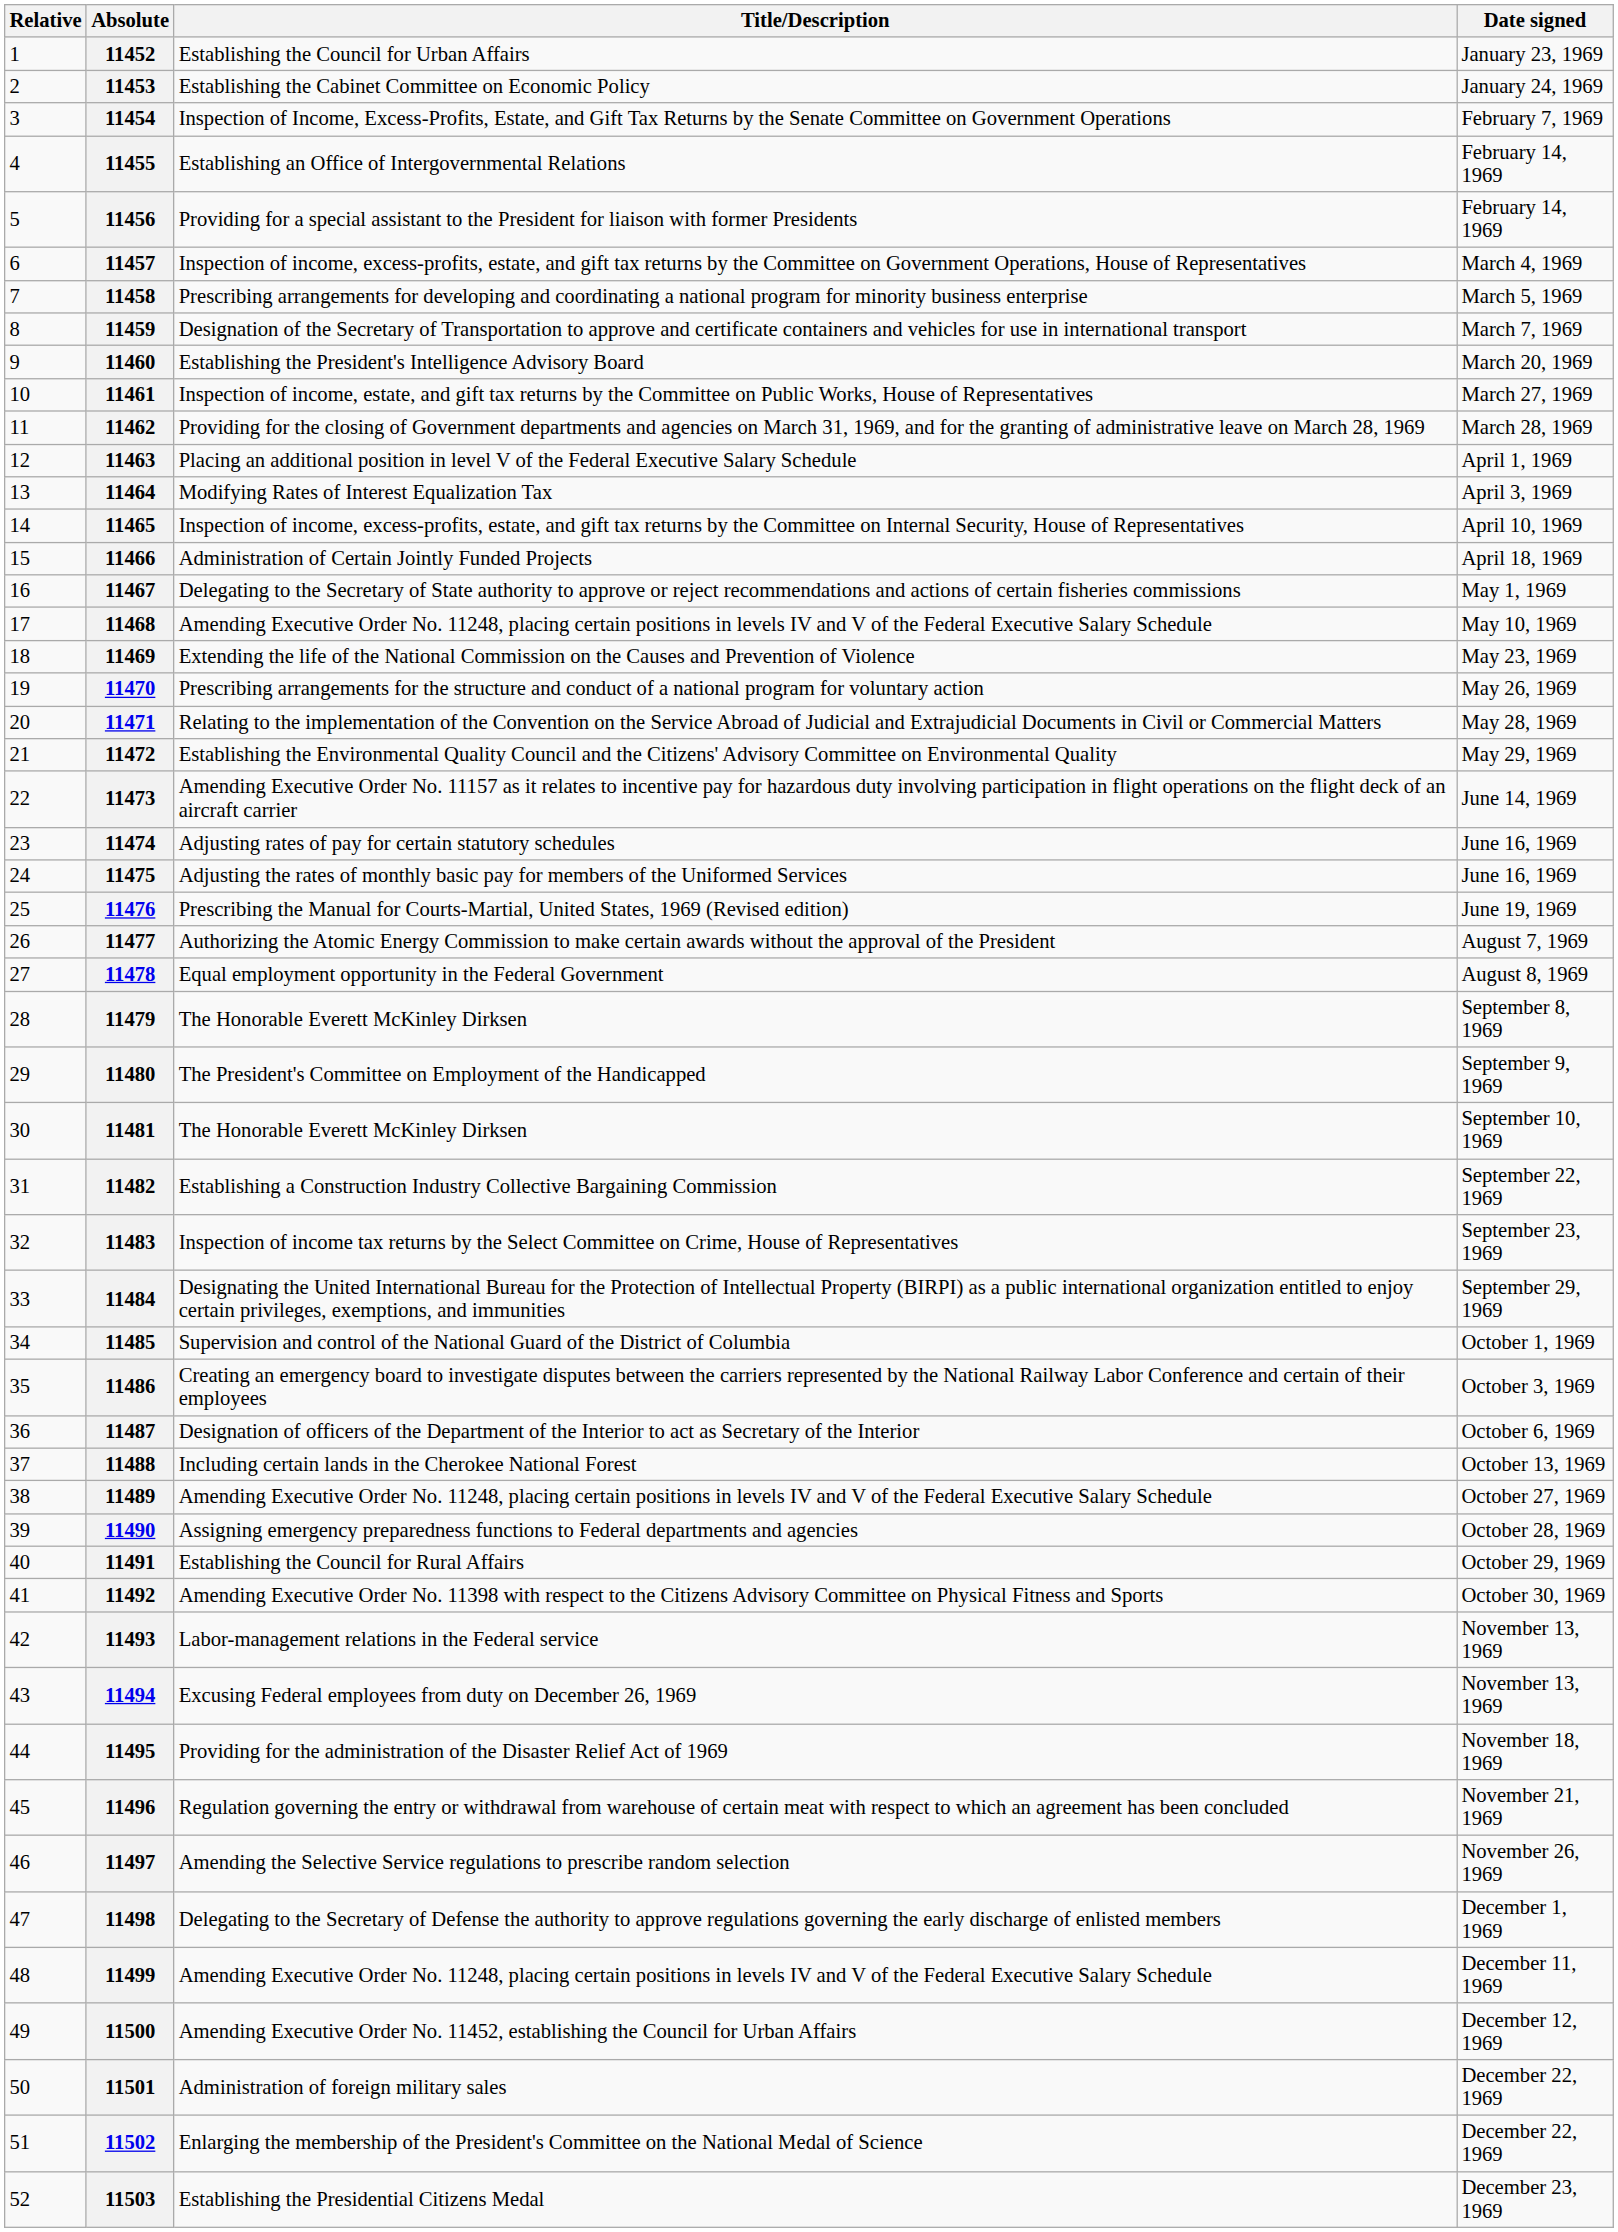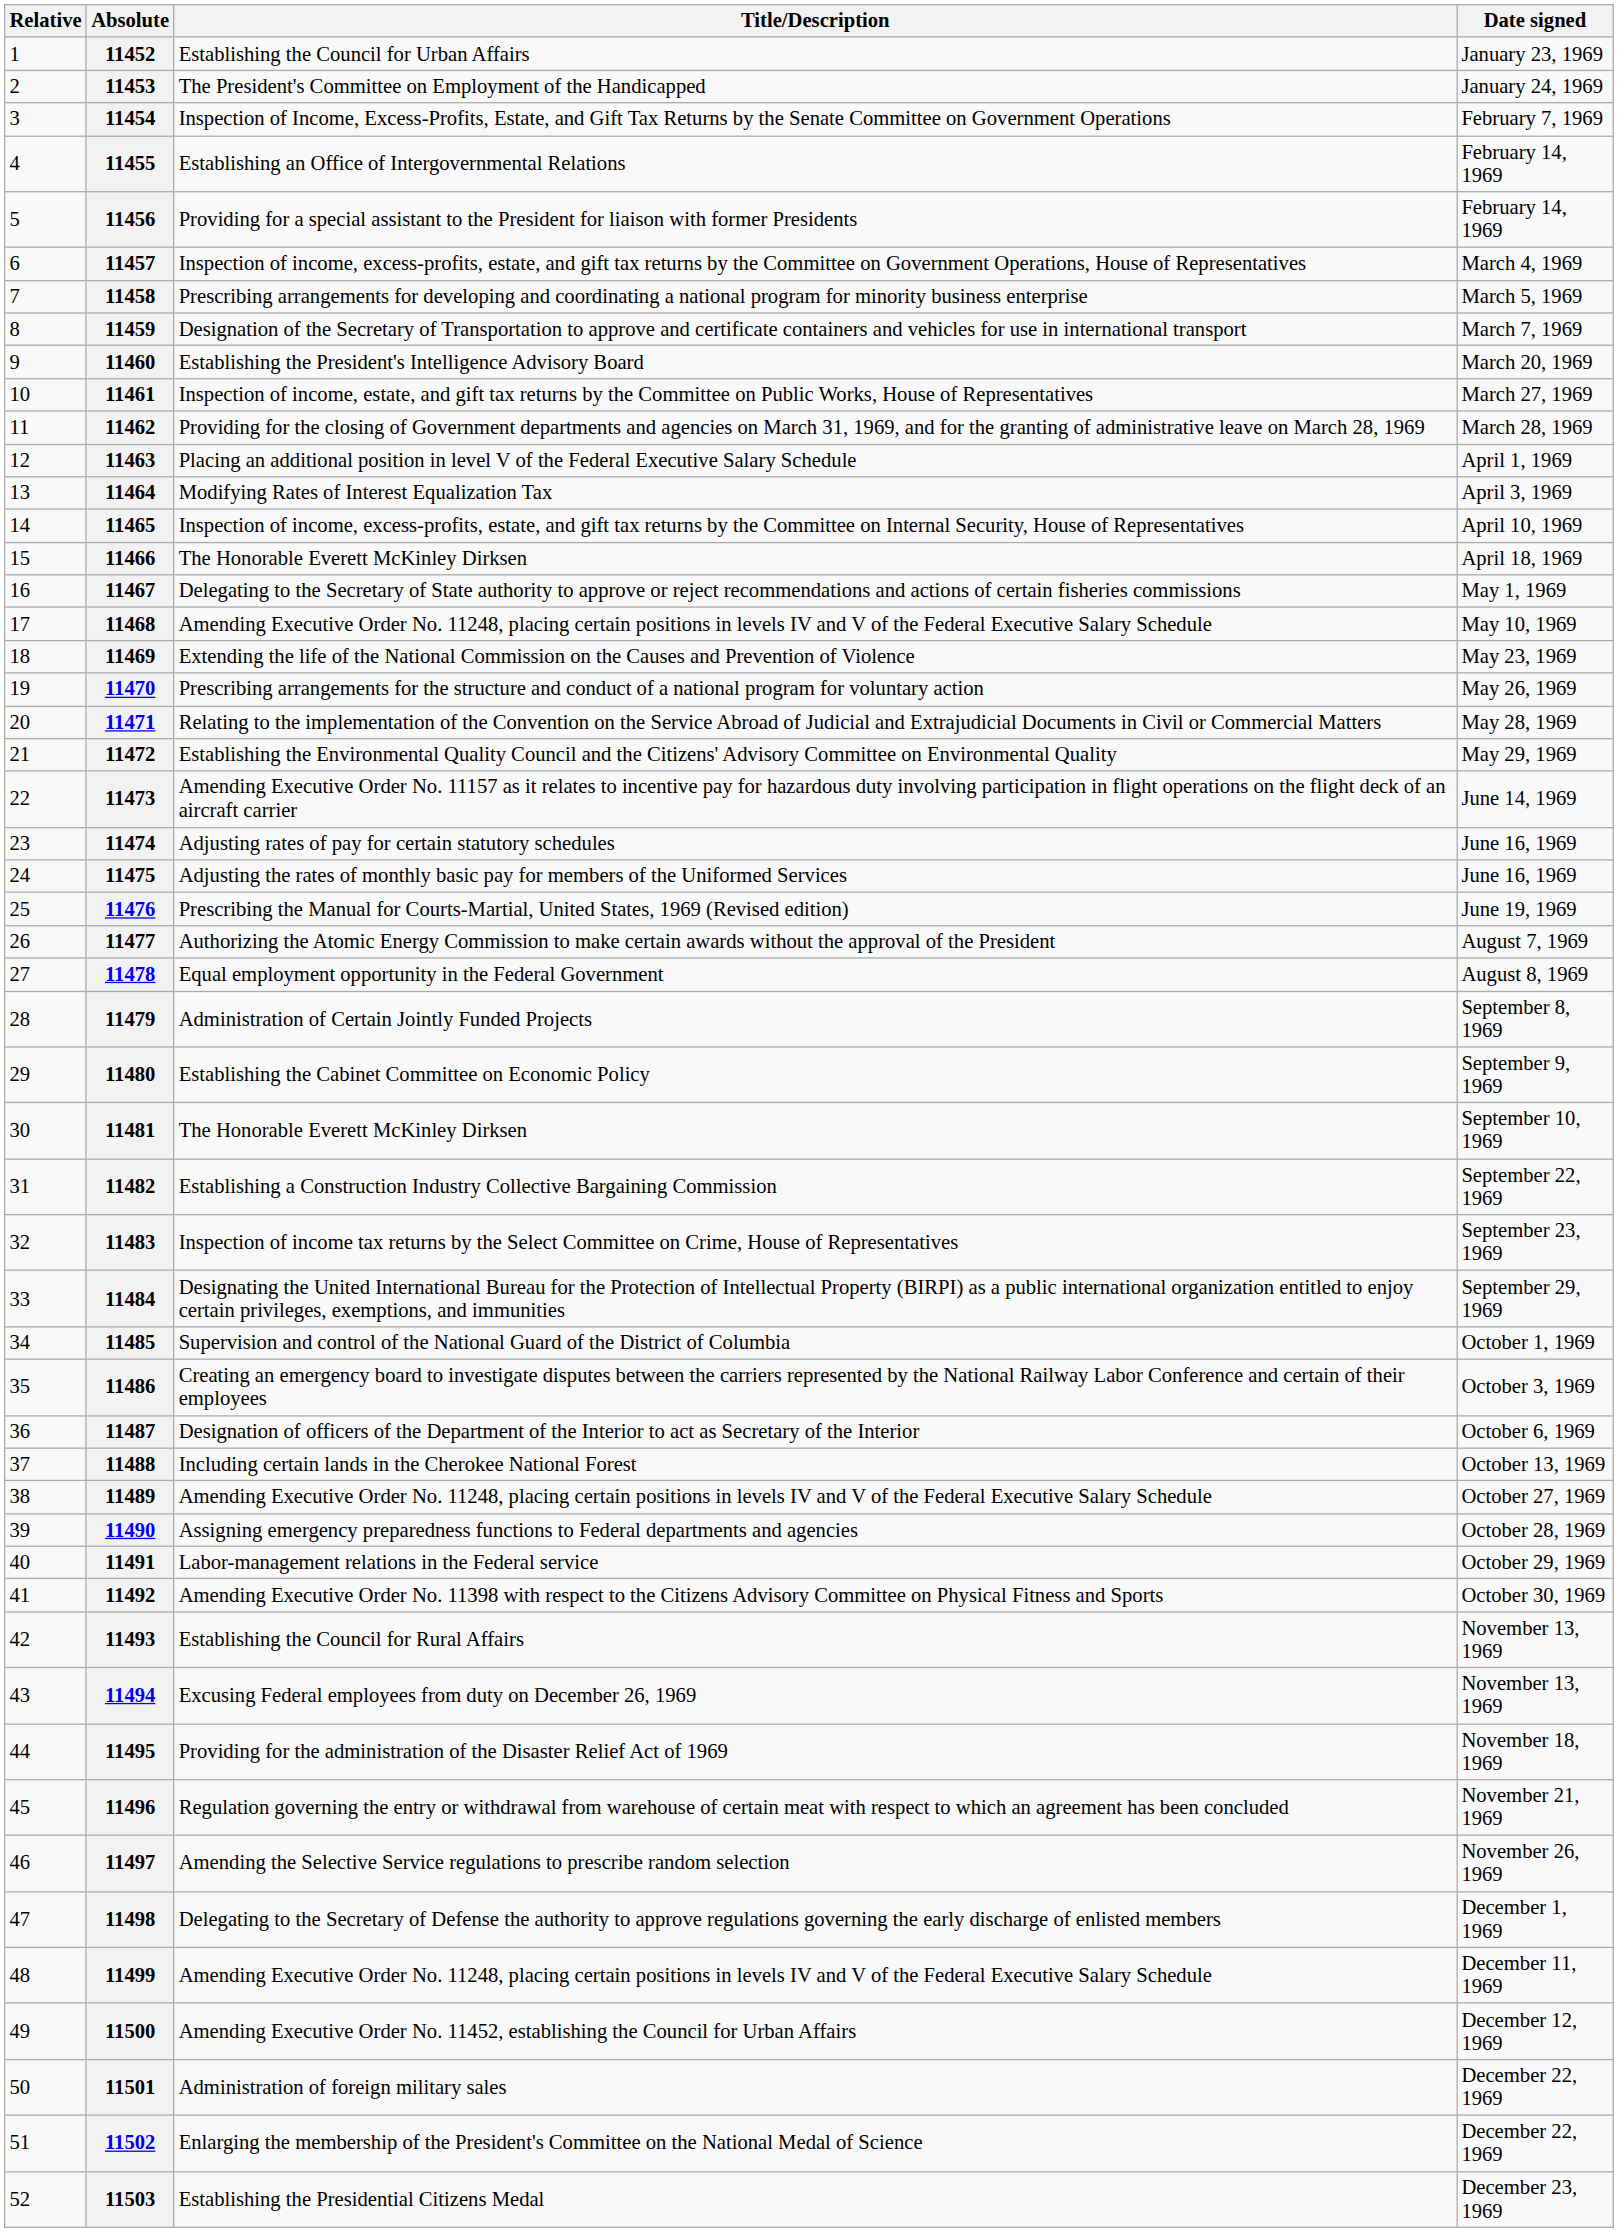(414, 86) Establishing the Cabinet Committee on Economic Policy -> (442, 86) The President's Committee on Employment of the Handicapped
(385, 558) Administration of Certain Jointly Funded Projects -> (353, 558) The Honorable Everett McKinley Dirksen
(353, 1018) The Honorable Everett McKinley Dirksen -> (385, 1018) Administration of Certain Jointly Funded Projects
(442, 1074) The President's Committee on Employment of the Handicapped -> (414, 1074) Establishing the Cabinet Committee on Economic Policy
(351, 1562) Establishing the Council for Rural Affairs -> (388, 1562) Labor-management relations in the Federal service
(388, 1639) Labor-management relations in the Federal service -> (351, 1639) Establishing the Council for Rural Affairs
